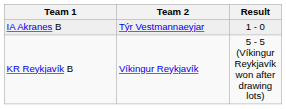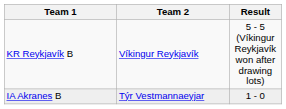rows swapped: (40, 69) <-> (34, 27)
